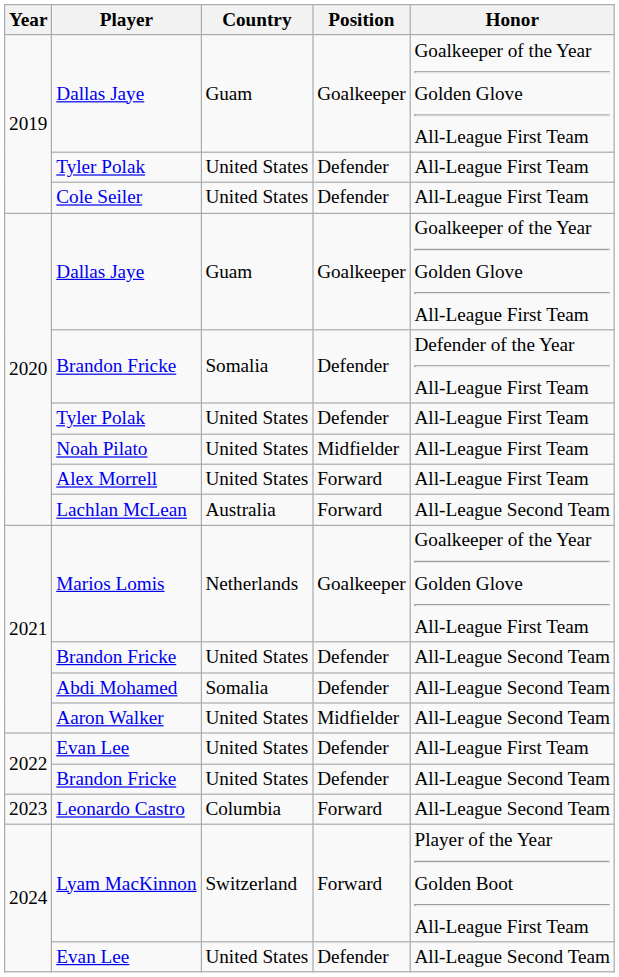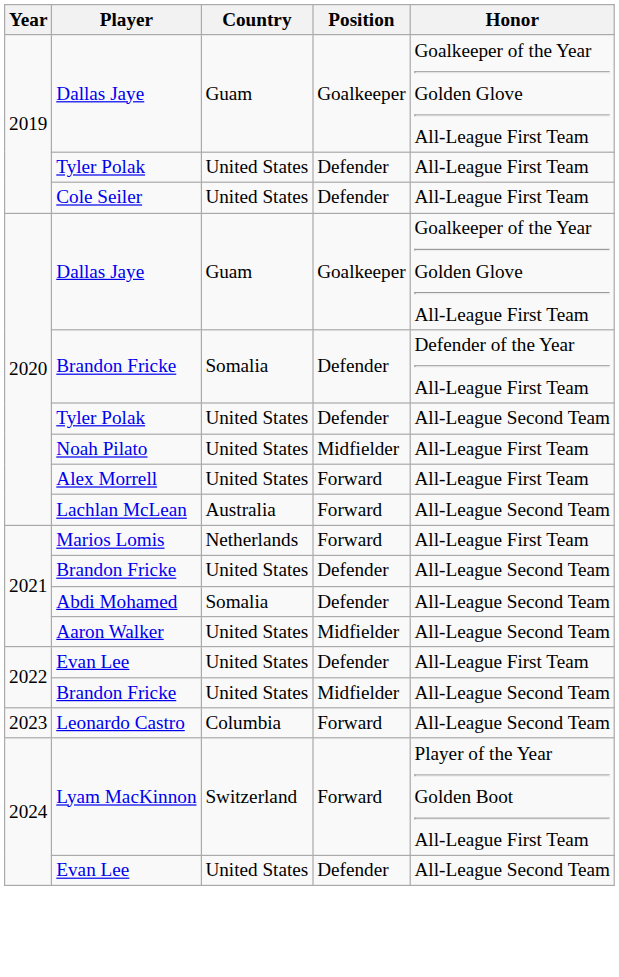(502, 418) All-League First Team -> (512, 418) All-League Second Team
(361, 583) Goalkeeper -> (350, 540) Forward
(512, 583) Goalkeeper of the Year Golden Glove All-League First Team -> (502, 540) All-League First Team
(353, 778) Defender -> (358, 692) Midfielder
